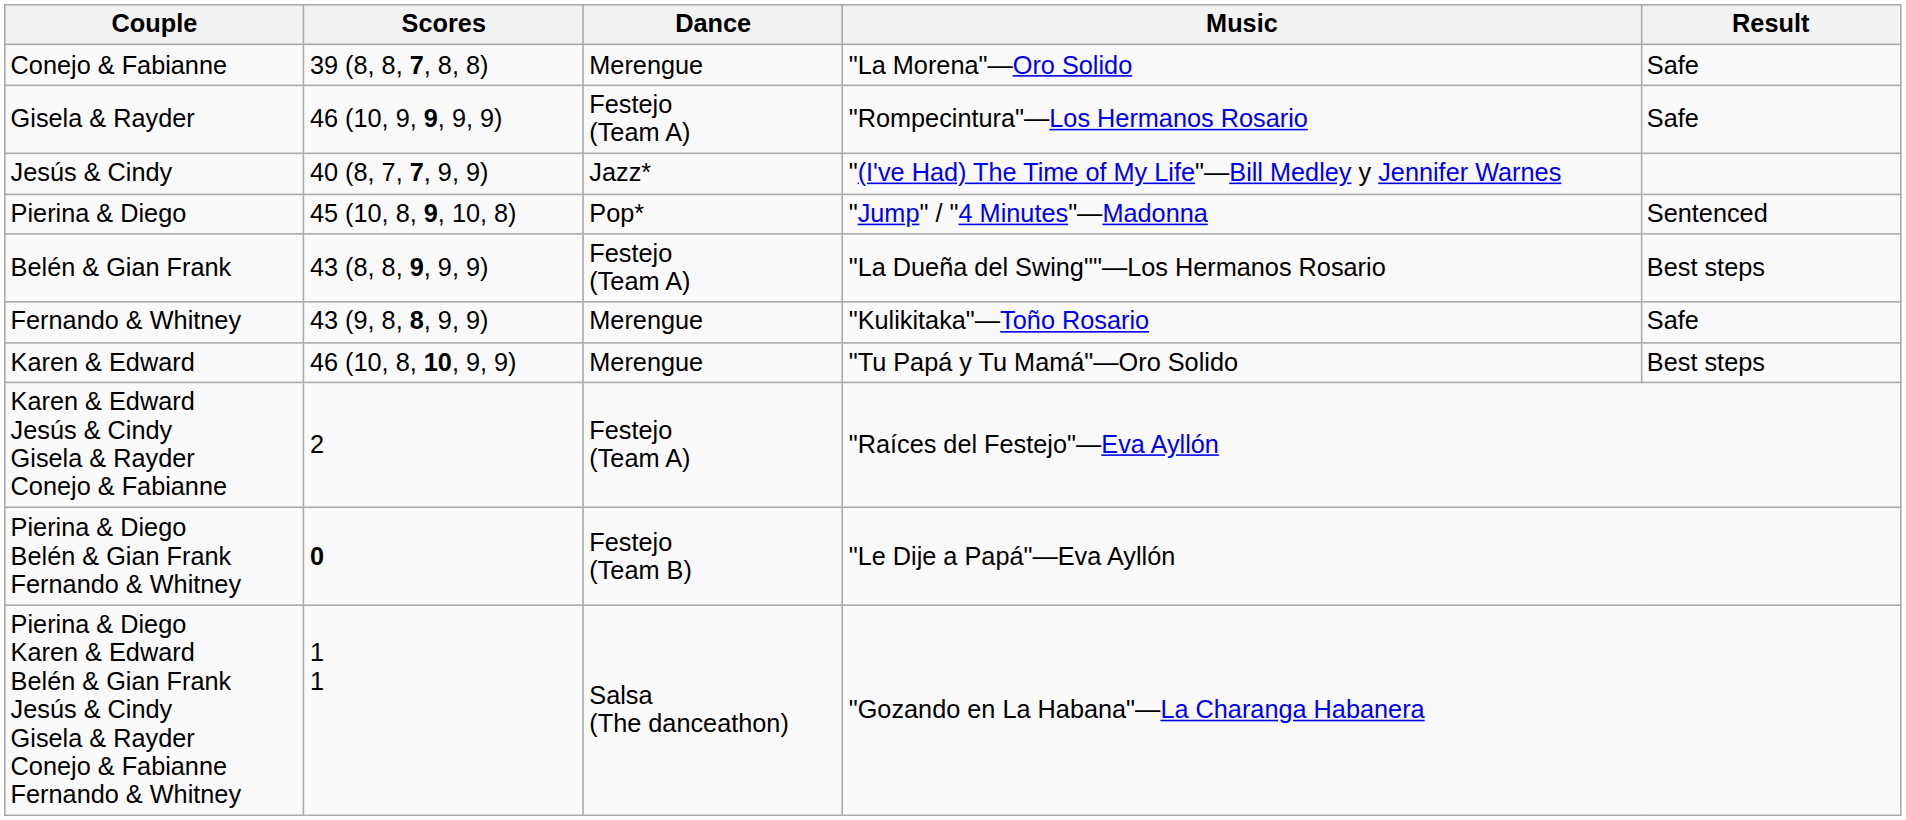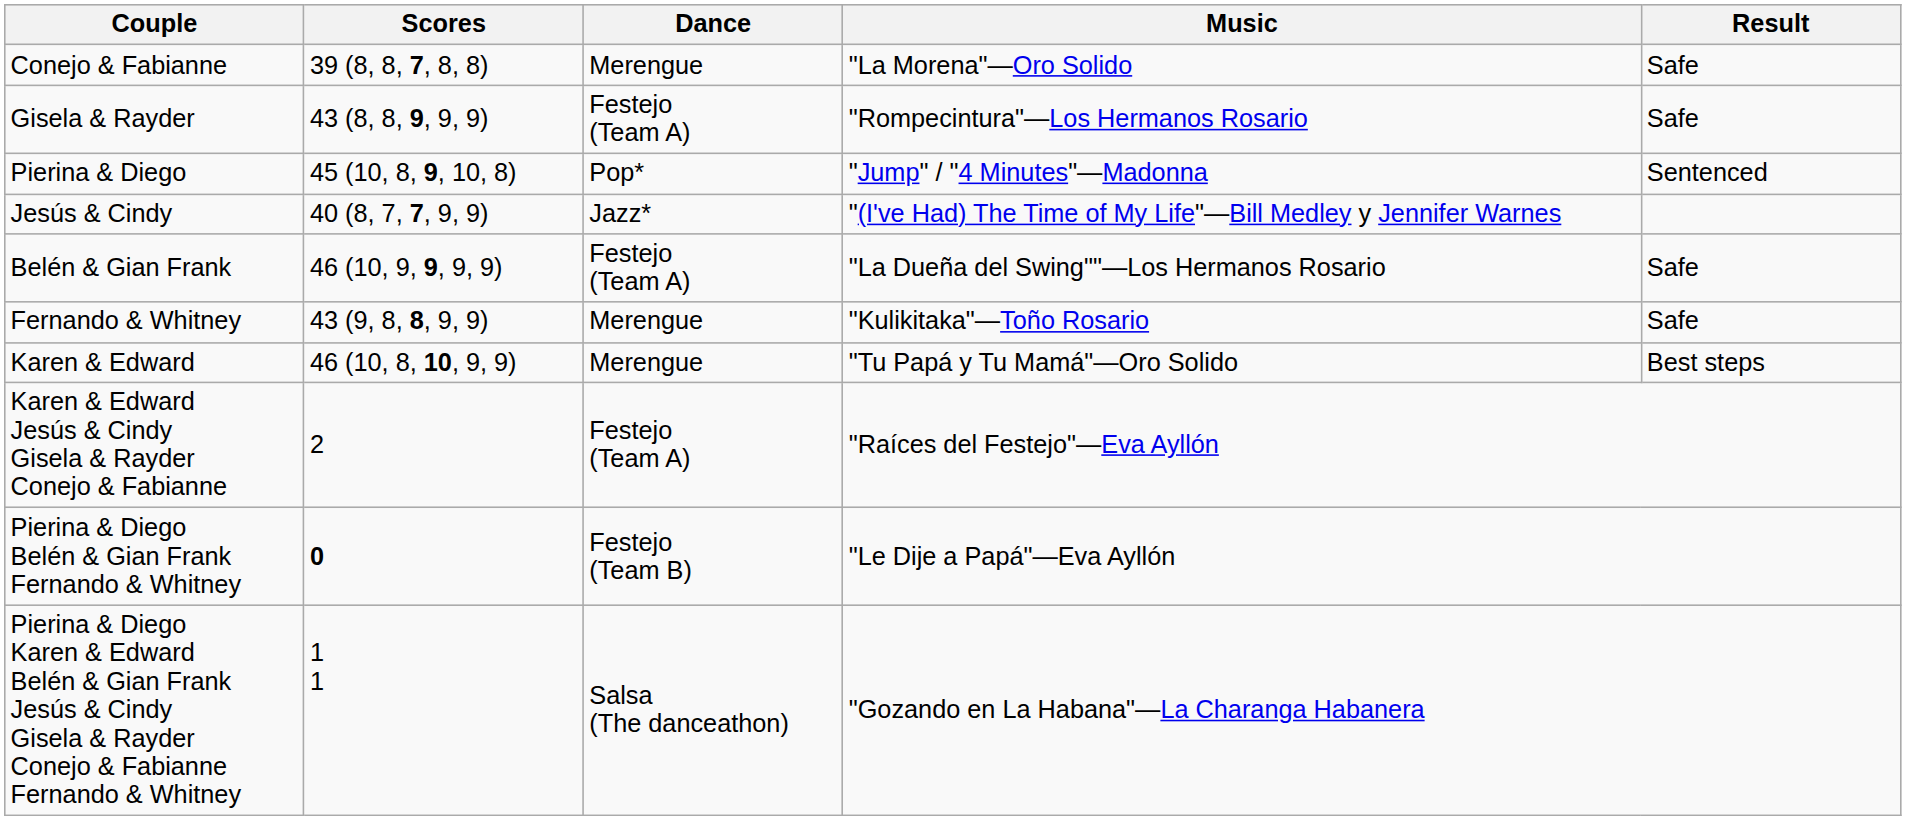(406, 118) 46 (10, 9, 9, 9, 9) -> (399, 118) 43 (8, 8, 9, 9, 9)
rows swapped: (98, 213) <-> (91, 173)
(399, 267) 43 (8, 8, 9, 9, 9) -> (406, 267) 46 (10, 9, 9, 9, 9)
(1706, 267) Best steps -> (1673, 267) Safe
